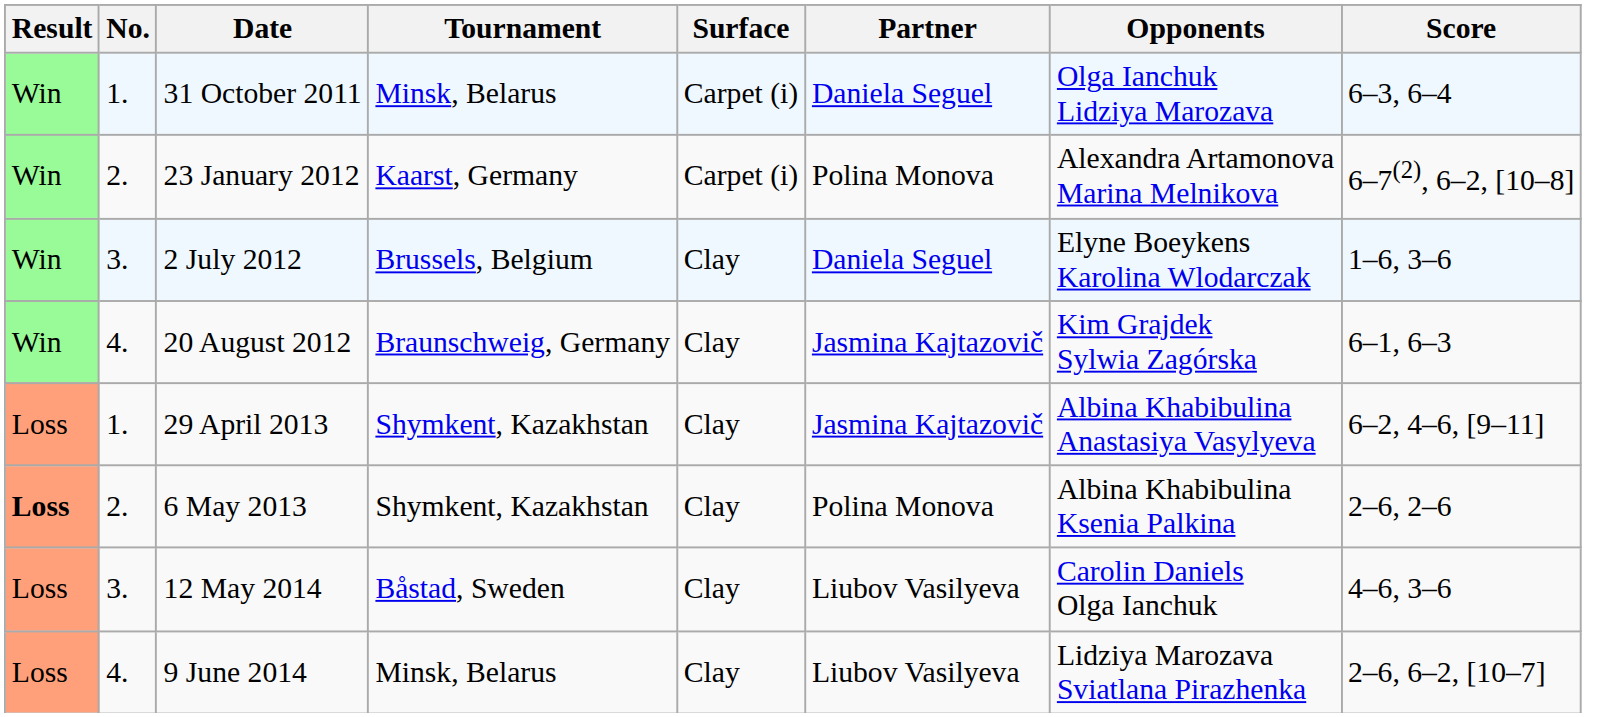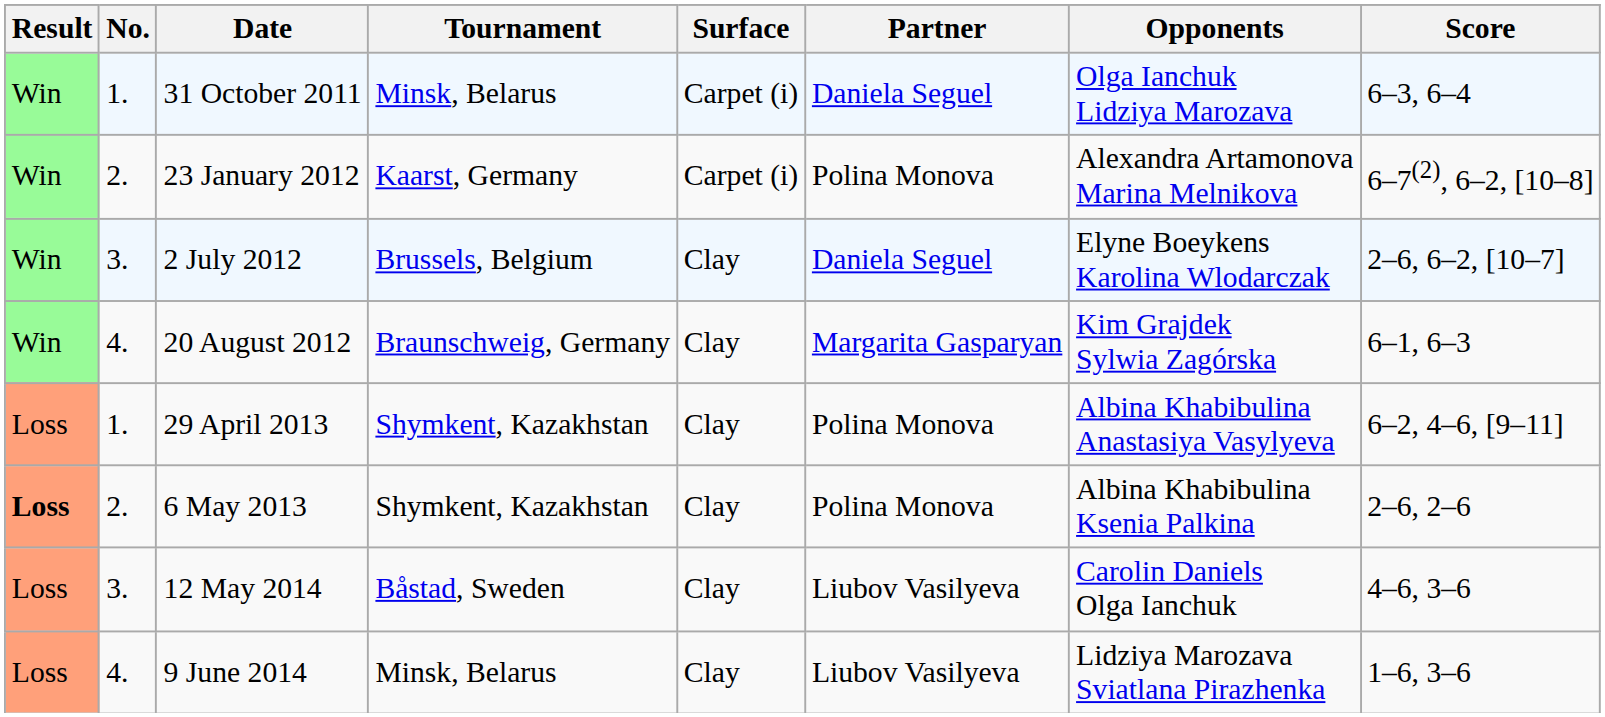(1400, 258) 1–6, 3–6 -> (1466, 258) 2–6, 6–2, [10–7]
(928, 340) Jasmina Kajtazovič -> (937, 340) Margarita Gasparyan
(928, 423) Jasmina Kajtazovič -> (903, 423) Polina Monova
(1447, 670) 2–6, 6–2, [10–7] -> (1419, 670) 1–6, 3–6
